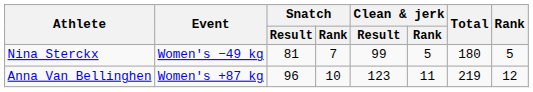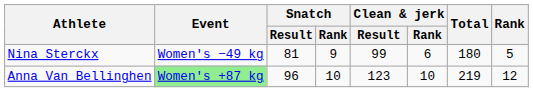(333, 55) 7 -> (333, 55) 9
(427, 55) 5 -> (427, 55) 6
(211, 76) no background -> (211, 76) lightgreen background
(427, 76) 11 -> (427, 76) 10
